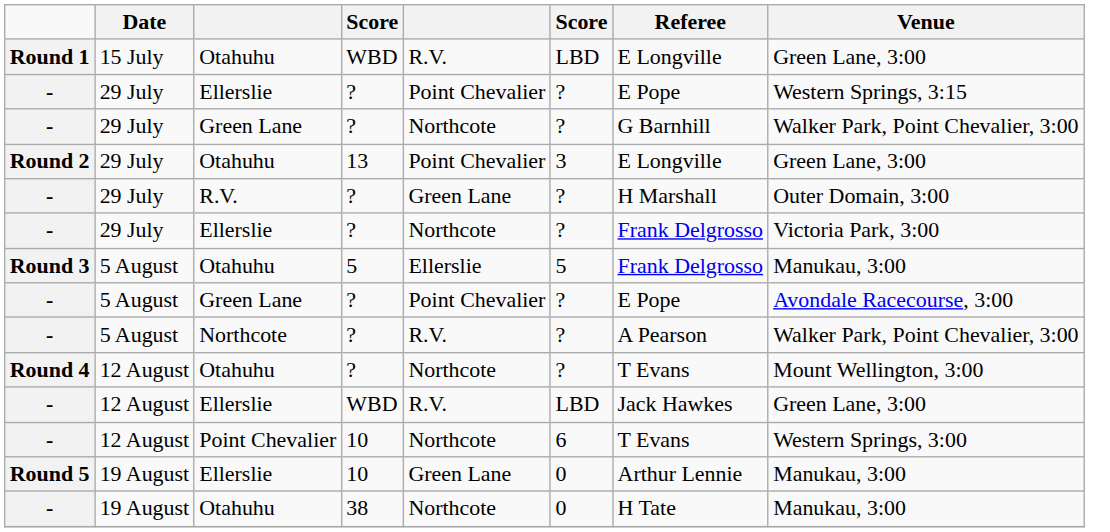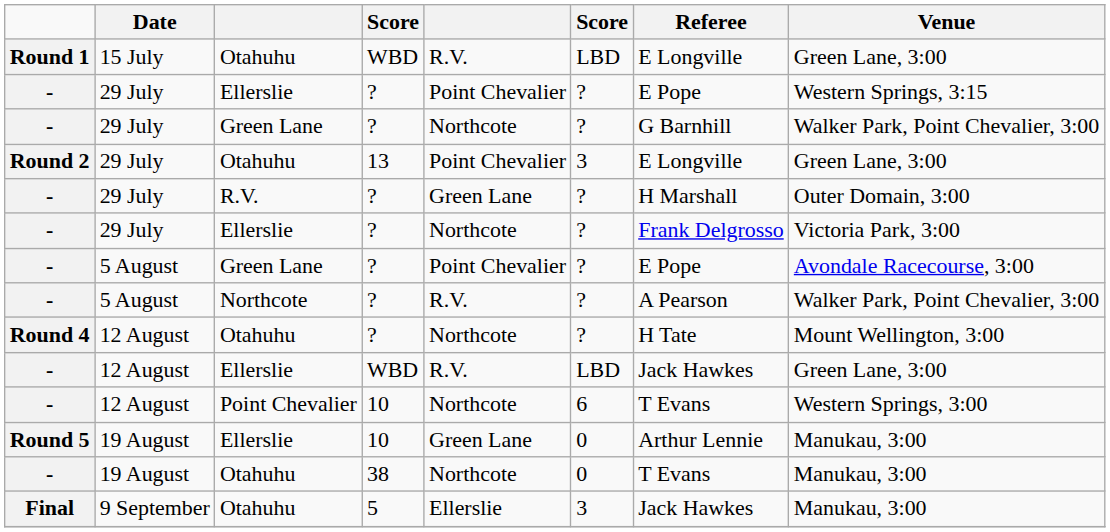- row: (50, 265)
(654, 369) T Evans -> (667, 334) H Tate
(647, 508) H Tate -> (674, 473) T Evans
+ row: (50, 508)
